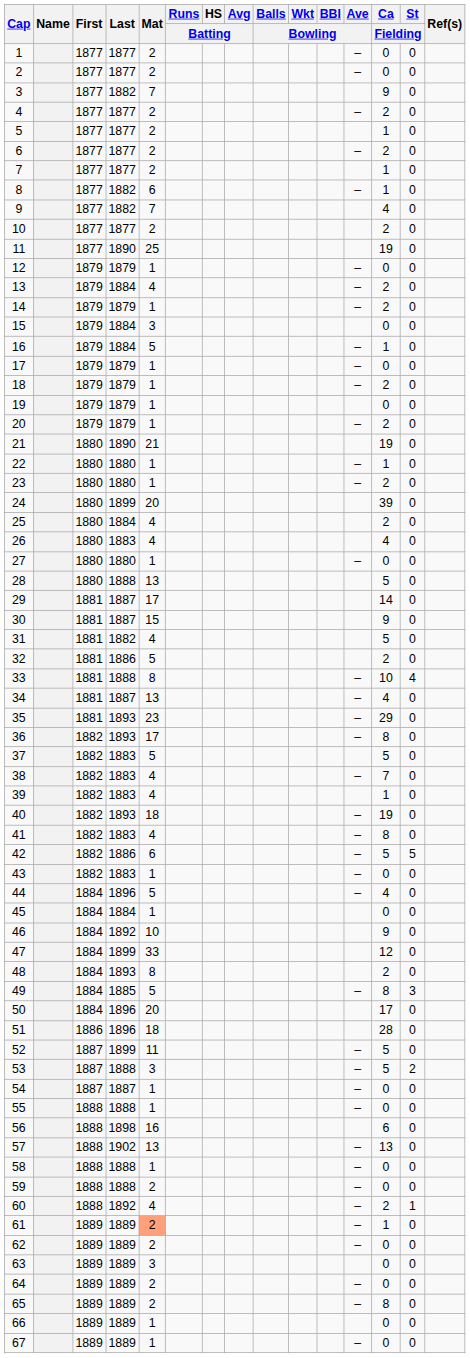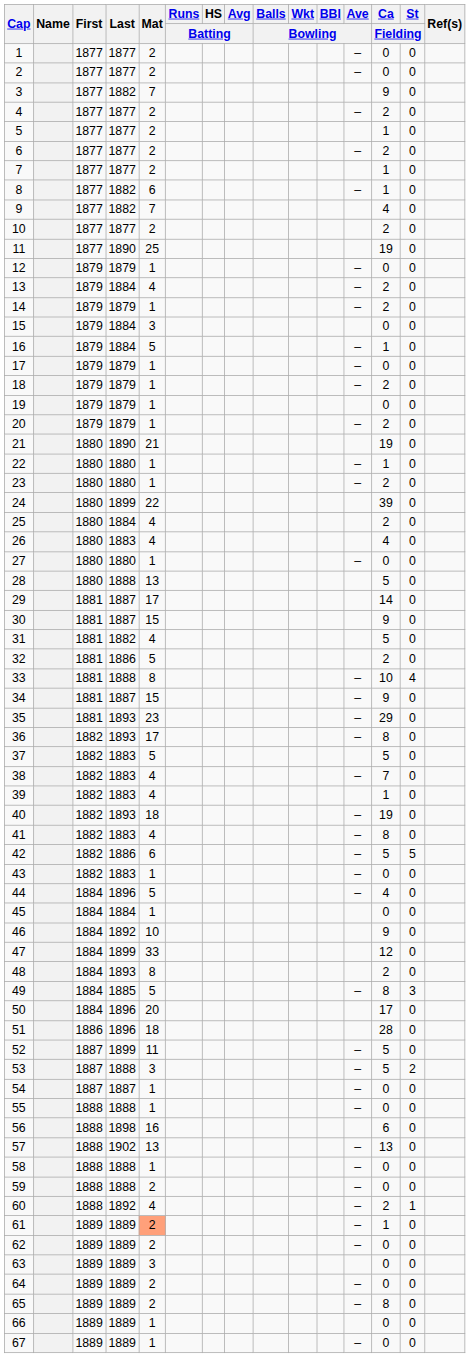(152, 502) 20 -> (152, 502) 22
(152, 698) 13 -> (152, 698) 15
(386, 698) 4 -> (386, 698) 9
